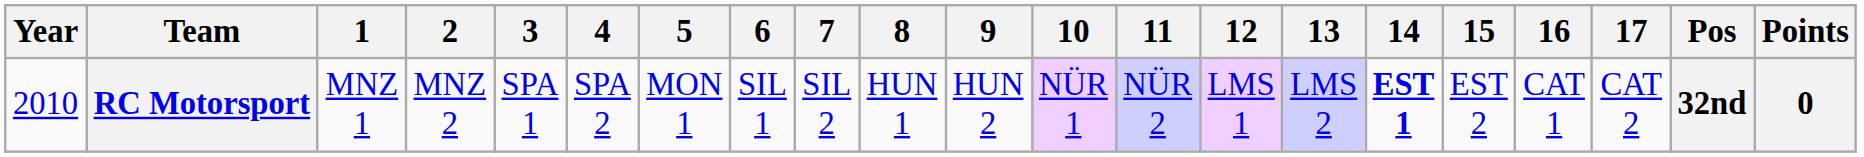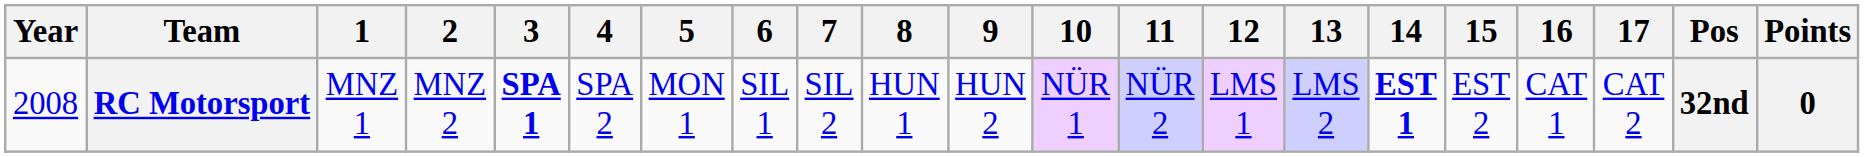(46, 104) 2010 -> (46, 104) 2008
(530, 104) normal -> (531, 104) bold
